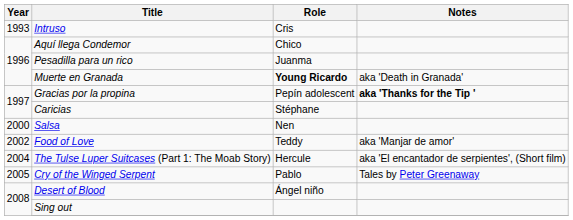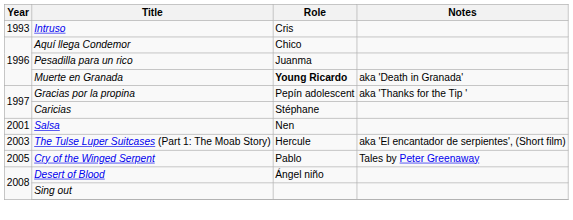(417, 93) bold -> (413, 93) normal
(18, 126) 2000 -> (18, 126) 2001
- row: (64, 142)
(18, 158) 2004 -> (18, 142) 2003
